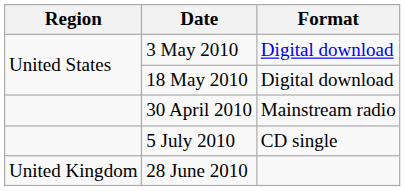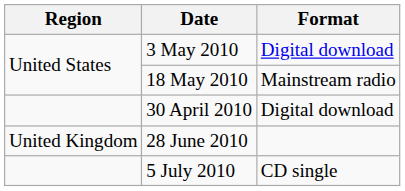(327, 79) Digital download -> (328, 79) Mainstream radio
(328, 110) Mainstream radio -> (327, 110) Digital download
rows swapped: (197, 170) <-> (191, 140)
